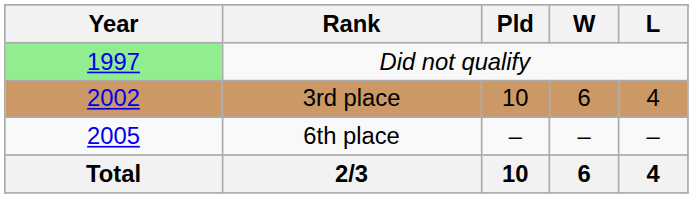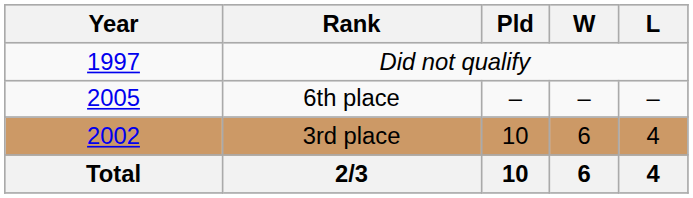(114, 62) lightgreen background -> (114, 62) no background
rows swapped: (352, 99) <-> (352, 137)
